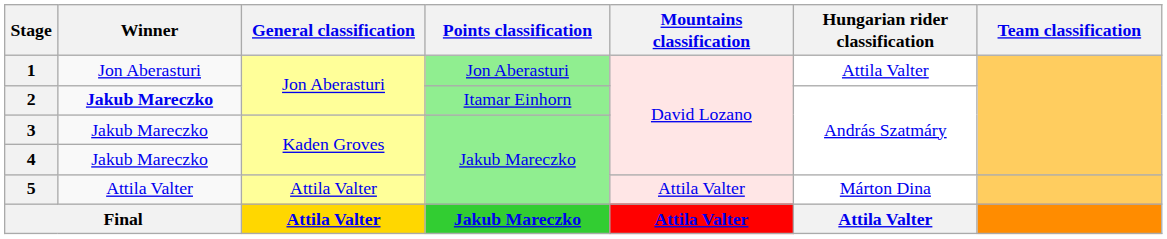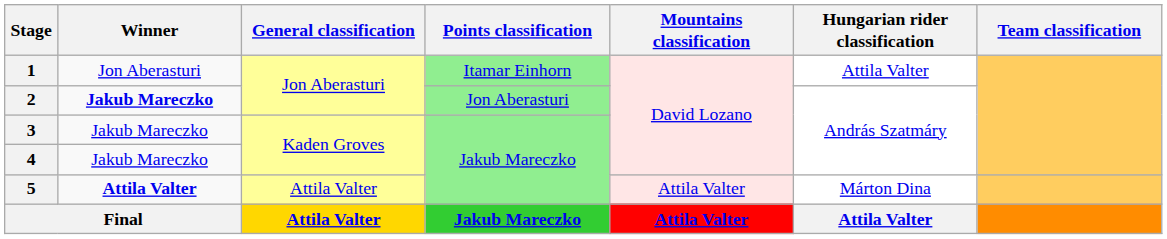(517, 70) Jon Aberasturi -> (517, 70) Itamar Einhorn
(517, 100) Itamar Einhorn -> (517, 100) Jon Aberasturi
(150, 189) normal -> (150, 189) bold
